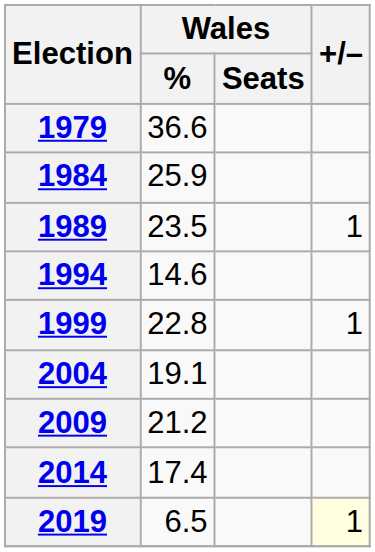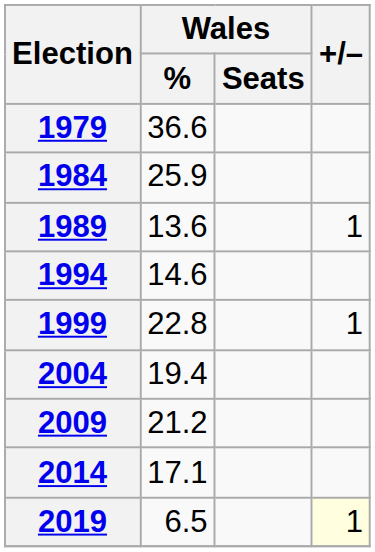(177, 226) 23.5 -> (177, 226) 13.6
(177, 373) 19.1 -> (177, 373) 19.4
(177, 472) 17.4 -> (177, 472) 17.1
